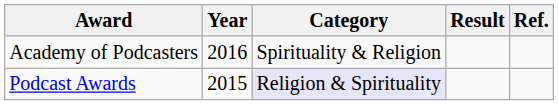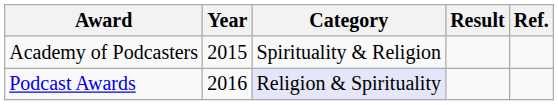(227, 52) 2016 -> (227, 52) 2015
(227, 83) 2015 -> (227, 83) 2016
